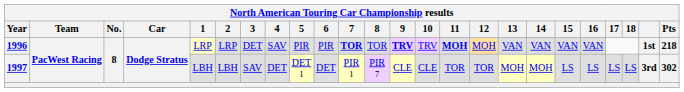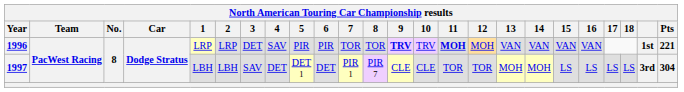(351, 45) bold -> (351, 45) normal
(669, 45) 218 -> (667, 45) 221
(669, 68) 302 -> (667, 68) 304
